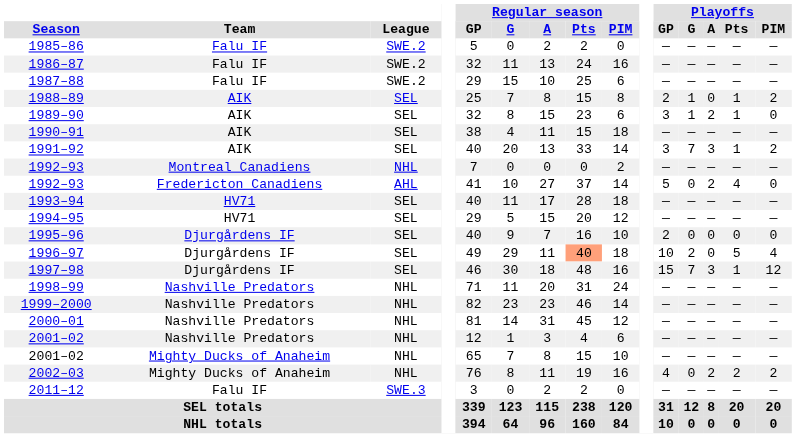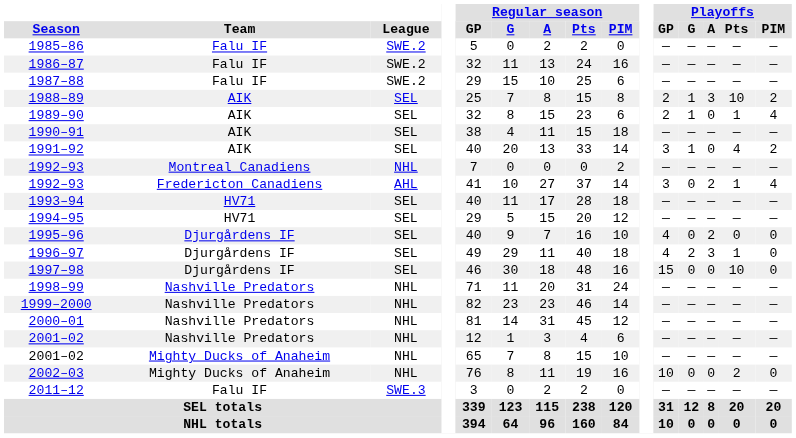(711, 98) 0 -> (711, 98) 3
(737, 98) 1 -> (737, 98) 10
(666, 116) 3 -> (666, 116) 2
(711, 116) 2 -> (711, 116) 0
(773, 116) 0 -> (773, 116) 4
(691, 150) 7 -> (691, 150) 1
(711, 150) 3 -> (711, 150) 0
(737, 150) 1 -> (737, 150) 4
(666, 184) 5 -> (666, 184) 3
(737, 184) 4 -> (737, 184) 1
(773, 184) 0 -> (773, 184) 4
(666, 236) 2 -> (666, 236) 4
(711, 236) 0 -> (711, 236) 2
(584, 253) lightsalmon background -> (584, 253) no background
(666, 253) 10 -> (666, 253) 4
(711, 253) 0 -> (711, 253) 3
(737, 253) 5 -> (737, 253) 1
(773, 253) 4 -> (773, 253) 0
(691, 270) 7 -> (691, 270) 0
(711, 270) 3 -> (711, 270) 0
(737, 270) 1 -> (737, 270) 10
(773, 270) 12 -> (773, 270) 0
(666, 373) 4 -> (666, 373) 10
(711, 373) 2 -> (711, 373) 0
(773, 373) 2 -> (773, 373) 0
